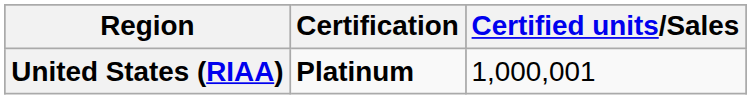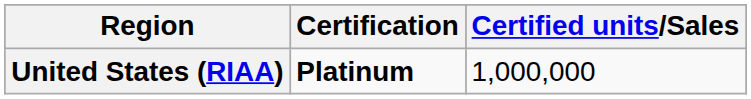(534, 70) 1,000,001 -> (534, 70) 1,000,000
